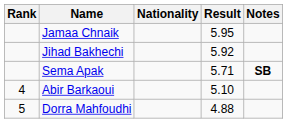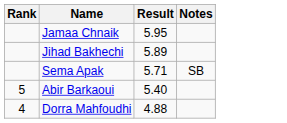- column: (168, 14)
(222, 52) 5.92 -> (155, 52) 5.89
(263, 71) bold -> (196, 71) normal
(22, 90) 4 -> (22, 90) 5
(222, 90) 5.10 -> (155, 90) 5.40
(22, 109) 5 -> (22, 109) 4
